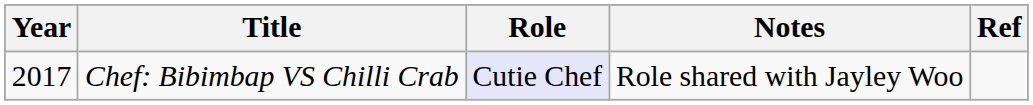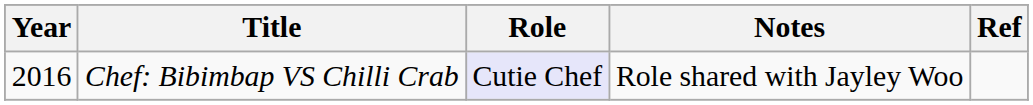(42, 75) 2017 -> (42, 75) 2016
